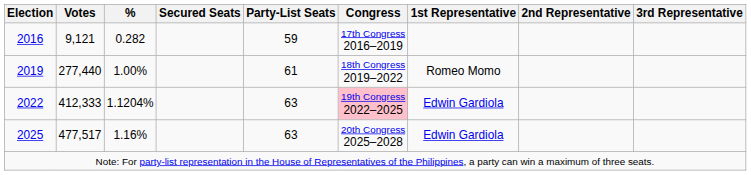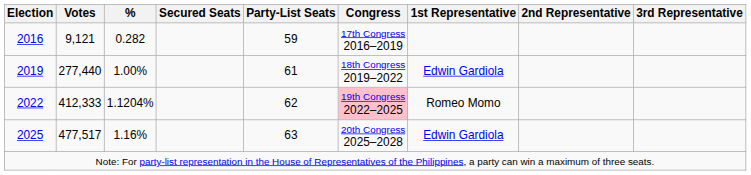(463, 71) Romeo Momo -> (463, 71) Edwin Gardiola
(291, 103) 63 -> (291, 103) 62
(463, 103) Edwin Gardiola -> (463, 103) Romeo Momo
